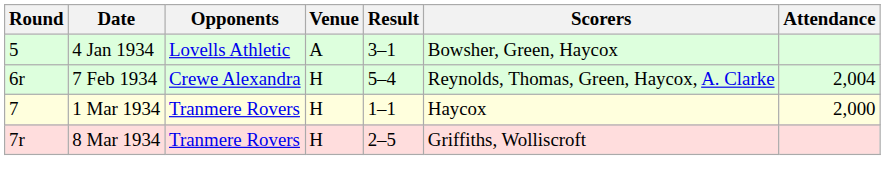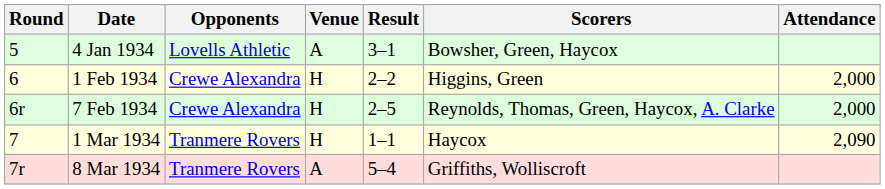+ row: (115, 79)
(382, 79) 5–4 -> (382, 109) 2–5
(854, 79) 2,004 -> (854, 109) 2,000
(854, 109) 2,000 -> (854, 139) 2,090
(316, 139) H -> (316, 169) A
(382, 139) 2–5 -> (382, 169) 5–4
